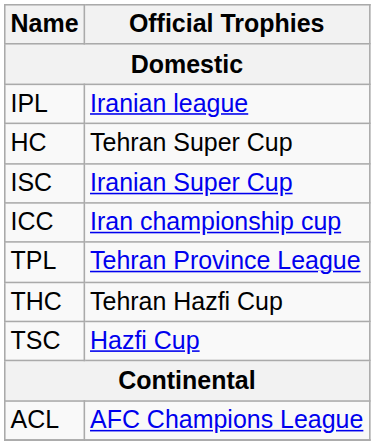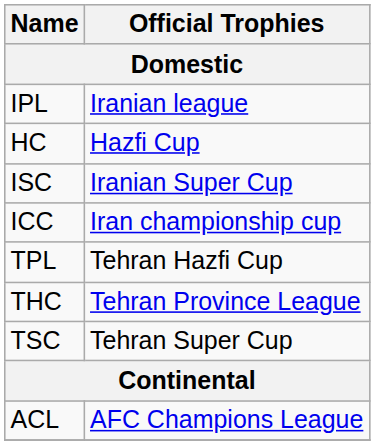(191, 143) Tehran Super Cup -> (145, 143) Hazfi Cup
(225, 261) Tehran Province League -> (186, 261) Tehran Hazfi Cup
(186, 301) Tehran Hazfi Cup -> (225, 301) Tehran Province League
(145, 340) Hazfi Cup -> (191, 340) Tehran Super Cup
